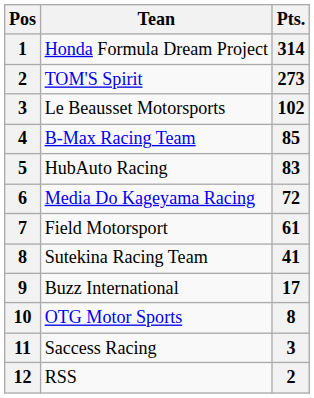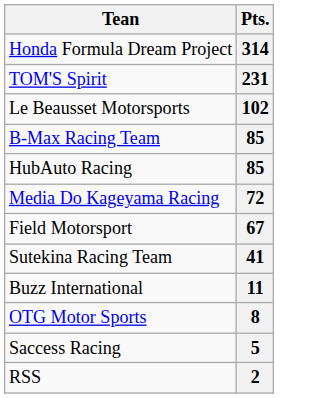- column: (23, 19)
(291, 78) 273 -> (255, 78) 231
(291, 168) 83 -> (255, 168) 85
(291, 227) 61 -> (255, 227) 67
(291, 287) 17 -> (255, 287) 11
(291, 347) 3 -> (255, 347) 5
